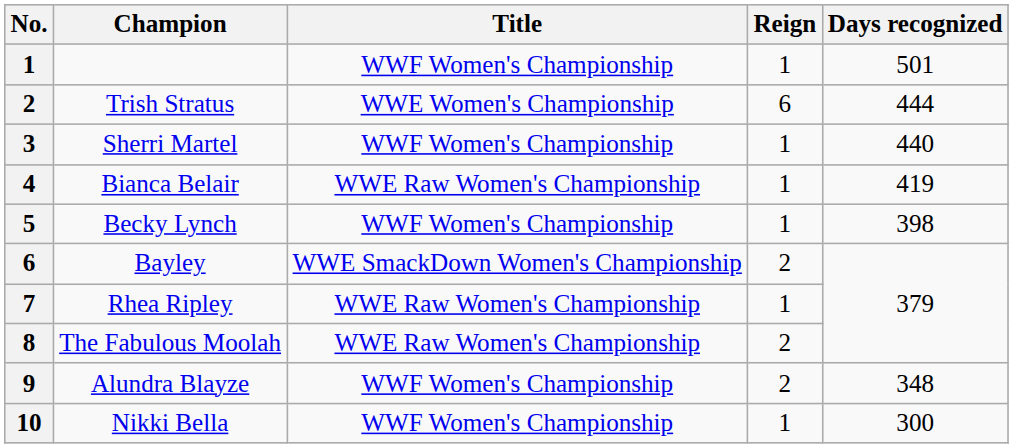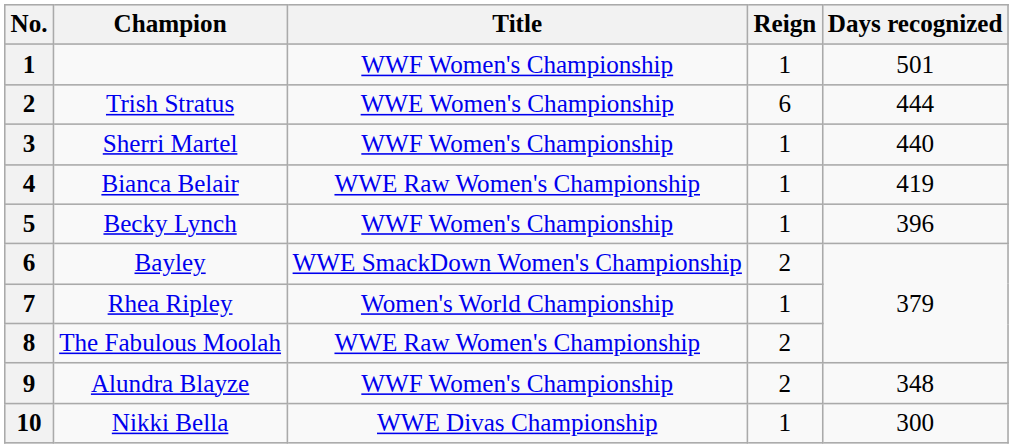(915, 223) 398 -> (915, 223) 396
(517, 303) WWE Raw Women's Championship -> (517, 303) Women's World Championship
(517, 422) WWF Women's Championship -> (517, 422) WWE Divas Championship
